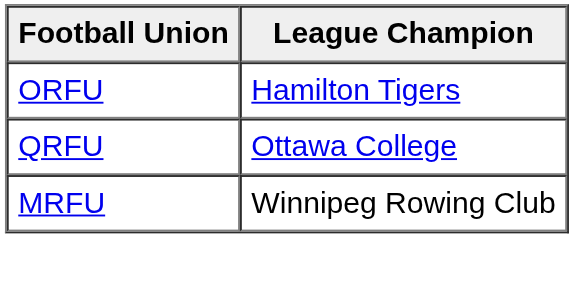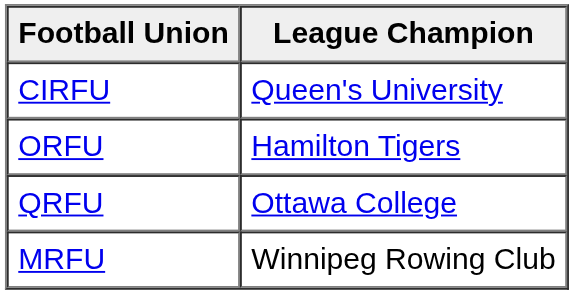+ row: (64, 90)
